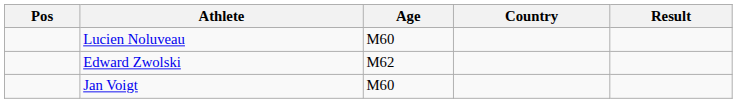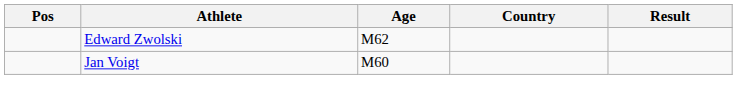- row: (134, 39)
